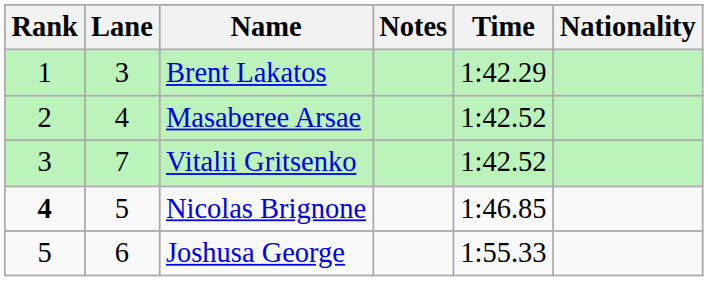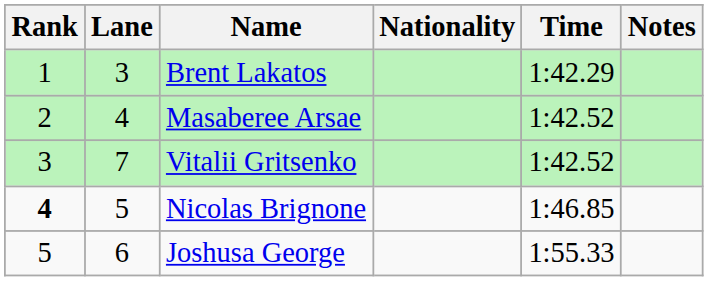columns swapped: (628, 27) <-> (413, 27)
